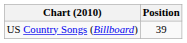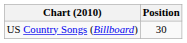(161, 30) 39 -> (161, 30) 30
